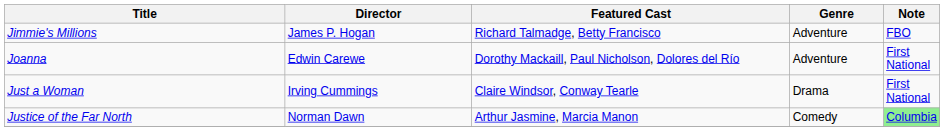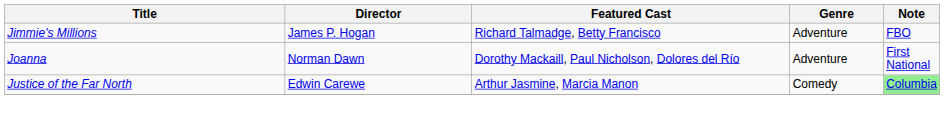(326, 58) Edwin Carewe -> (326, 58) Norman Dawn
- row: (45, 91)
(326, 117) Norman Dawn -> (326, 84) Edwin Carewe
